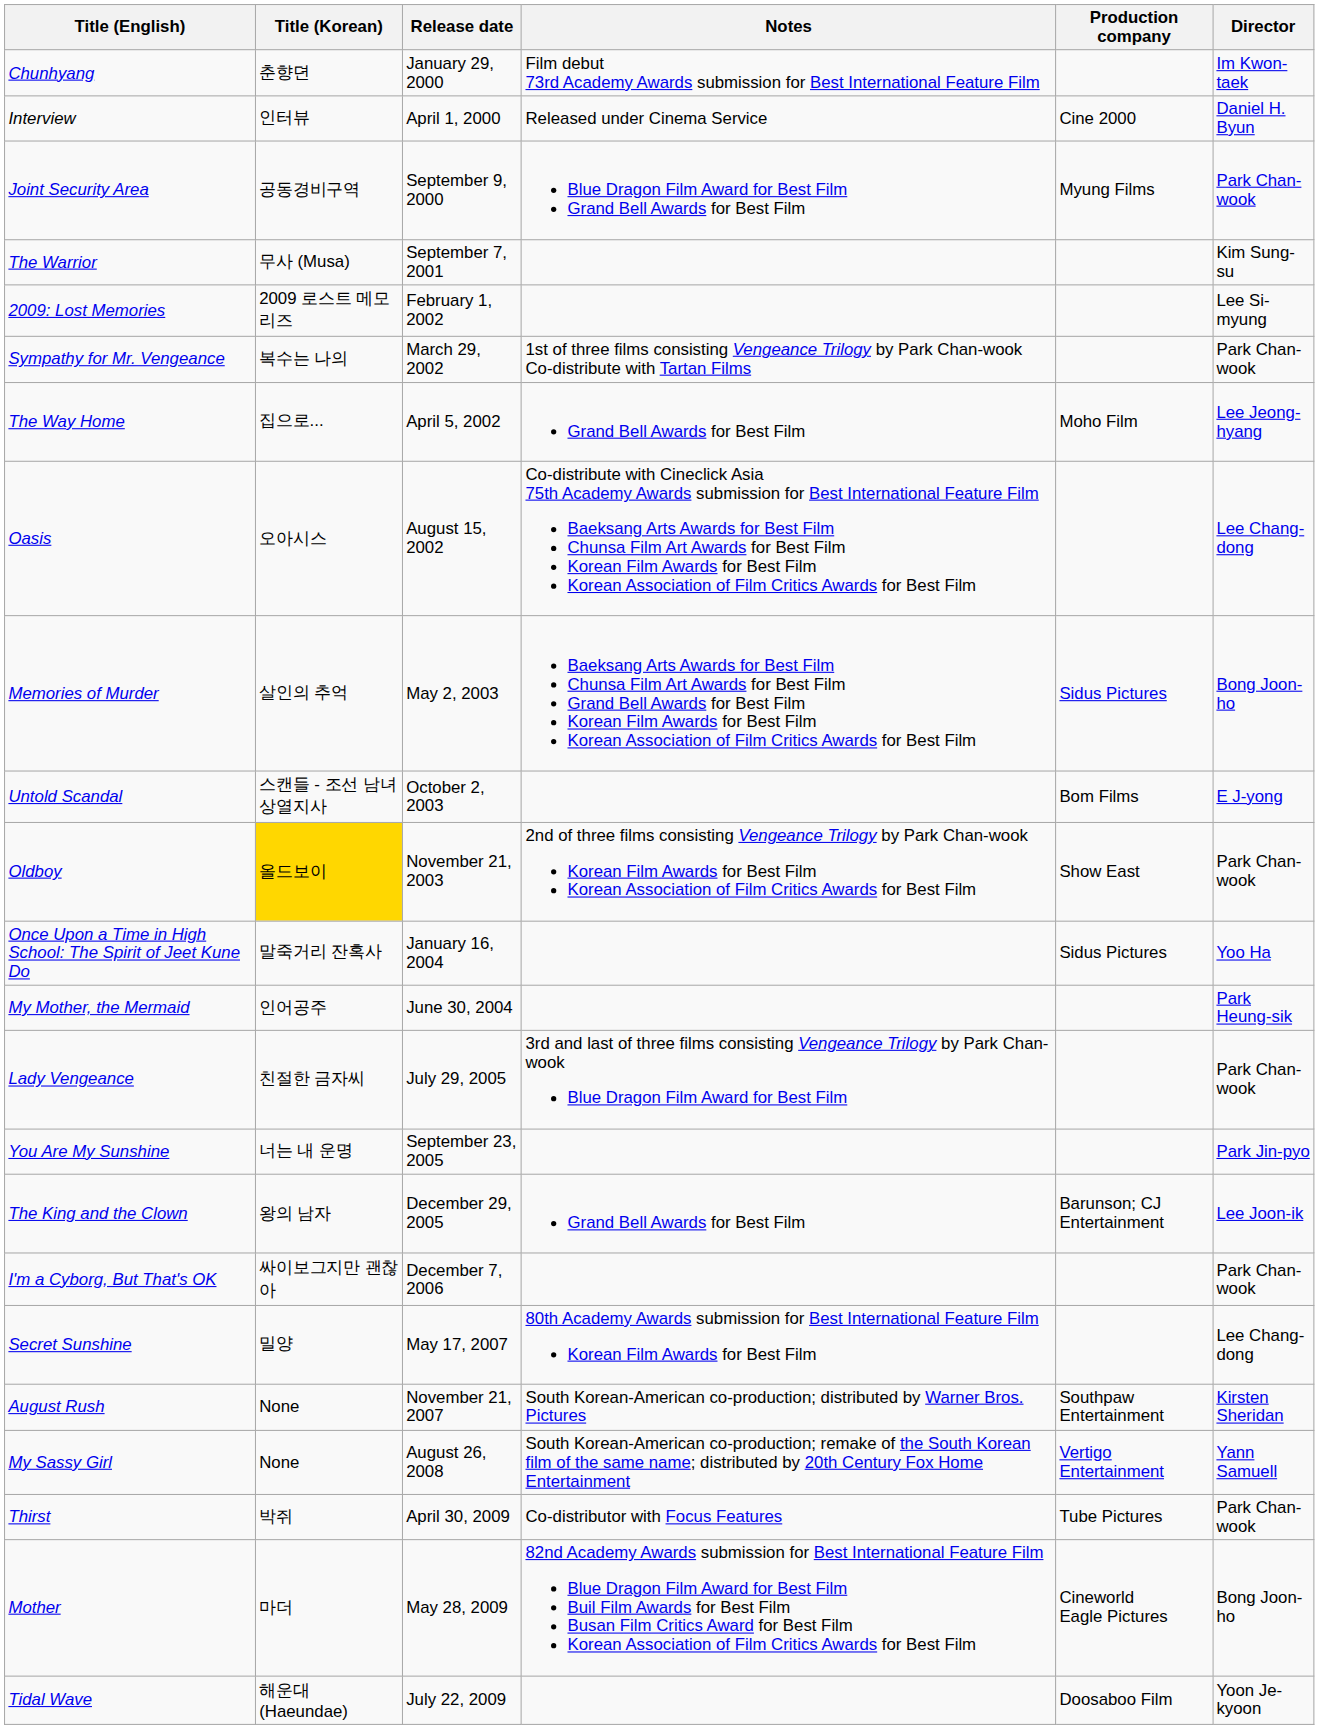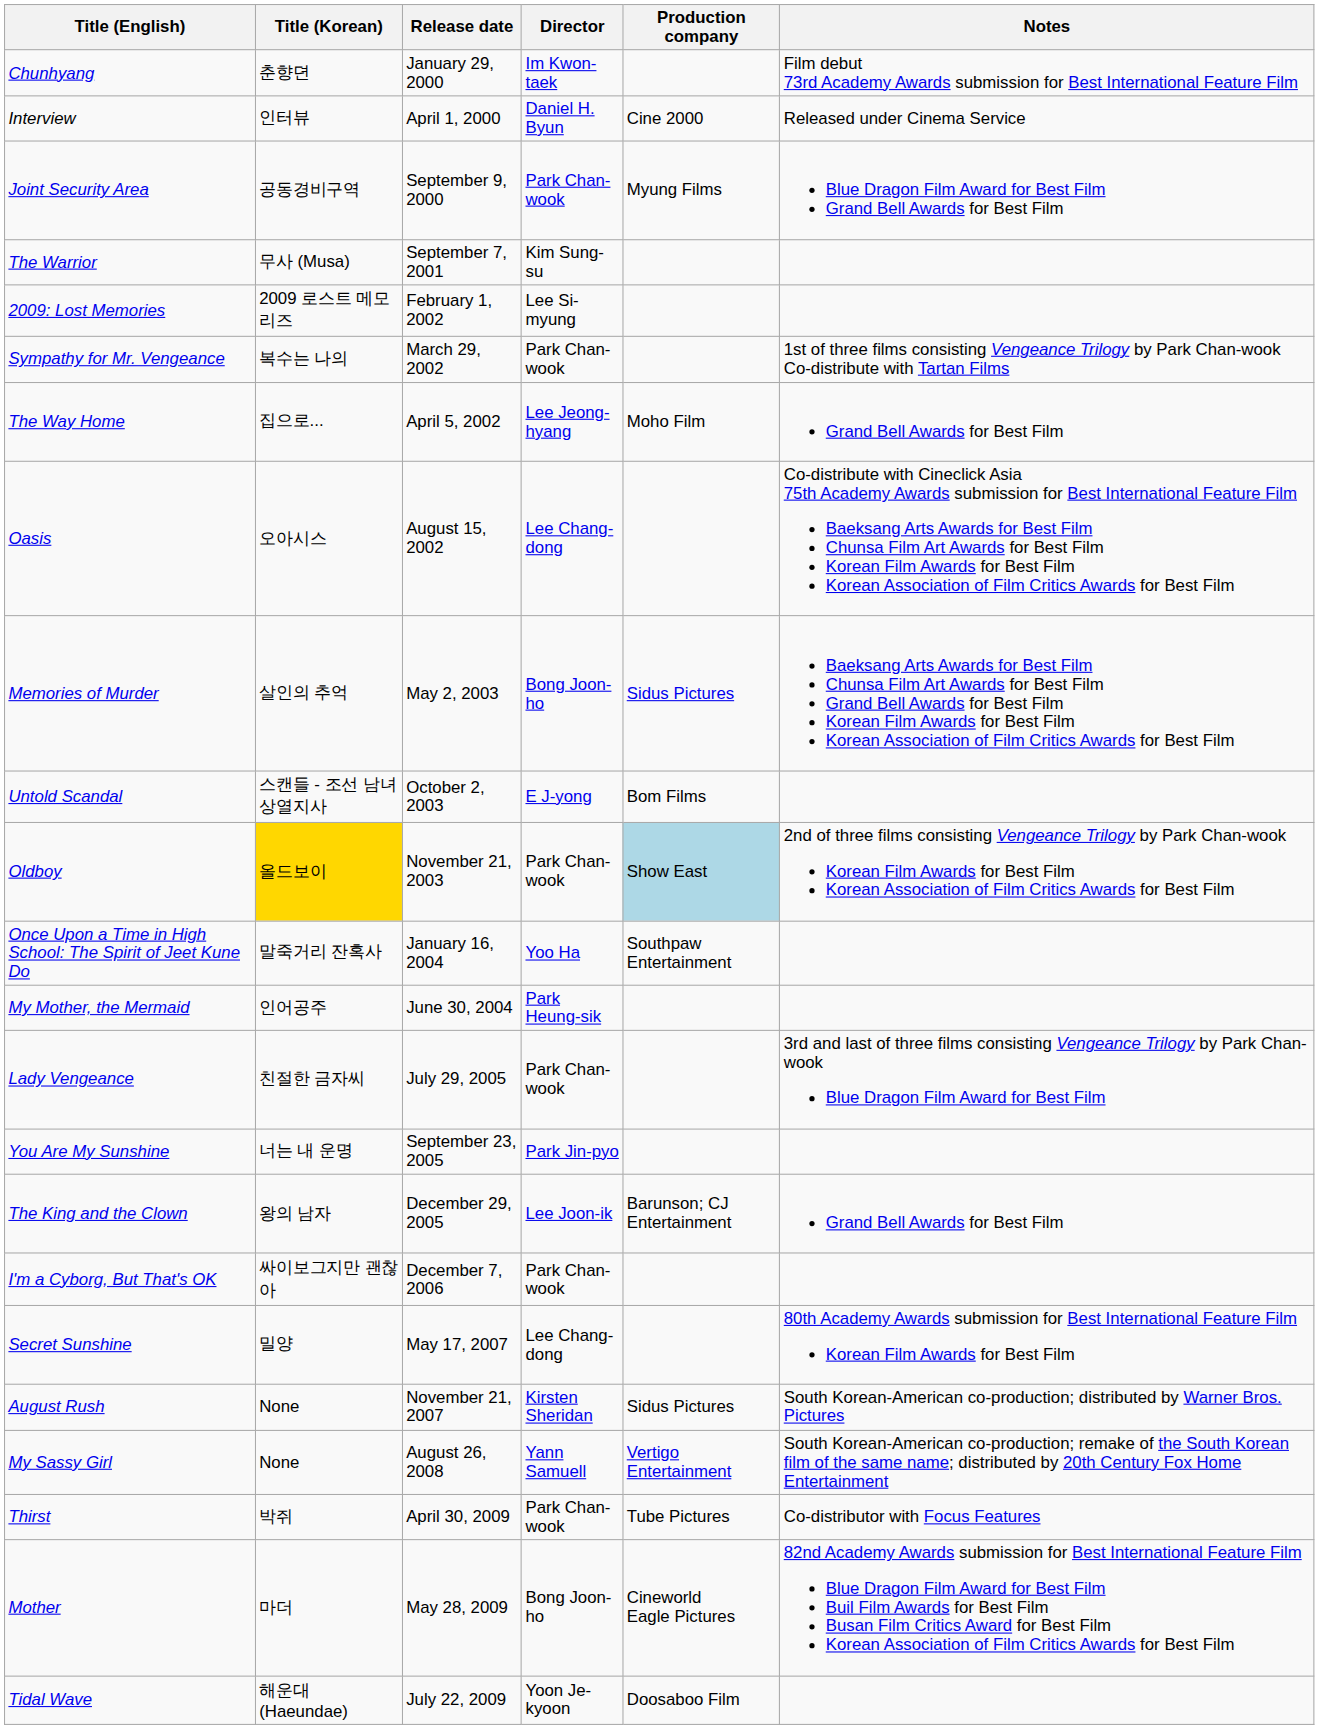columns swapped: (1263, 27) <-> (789, 27)
(1100, 871) no background -> (667, 871) lightblue background
(1113, 952) Sidus Pictures -> (679, 952) Southpaw Entertainment
(1112, 1407) Southpaw Entertainment -> (680, 1407) Sidus Pictures
